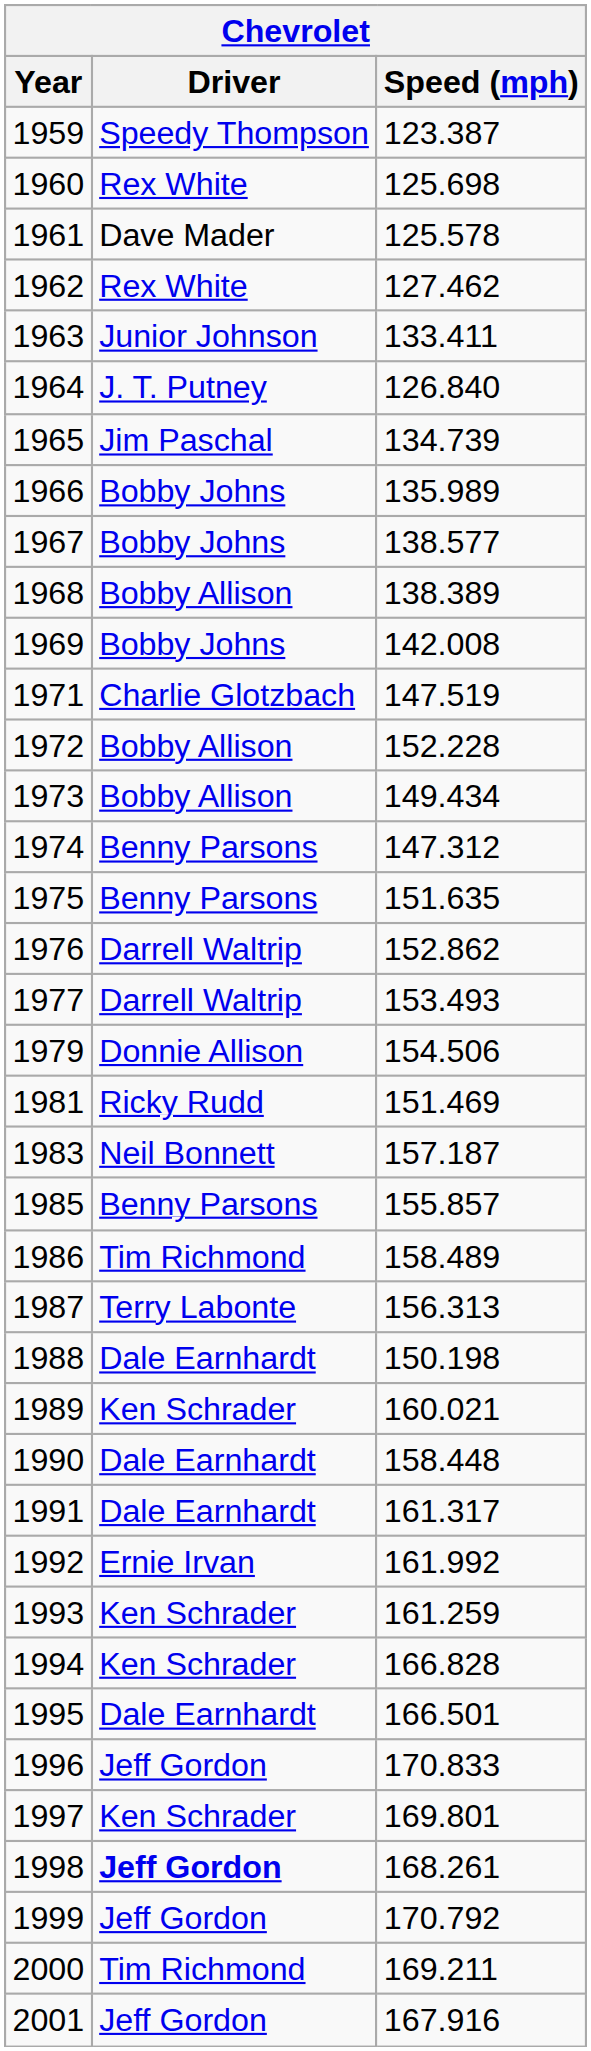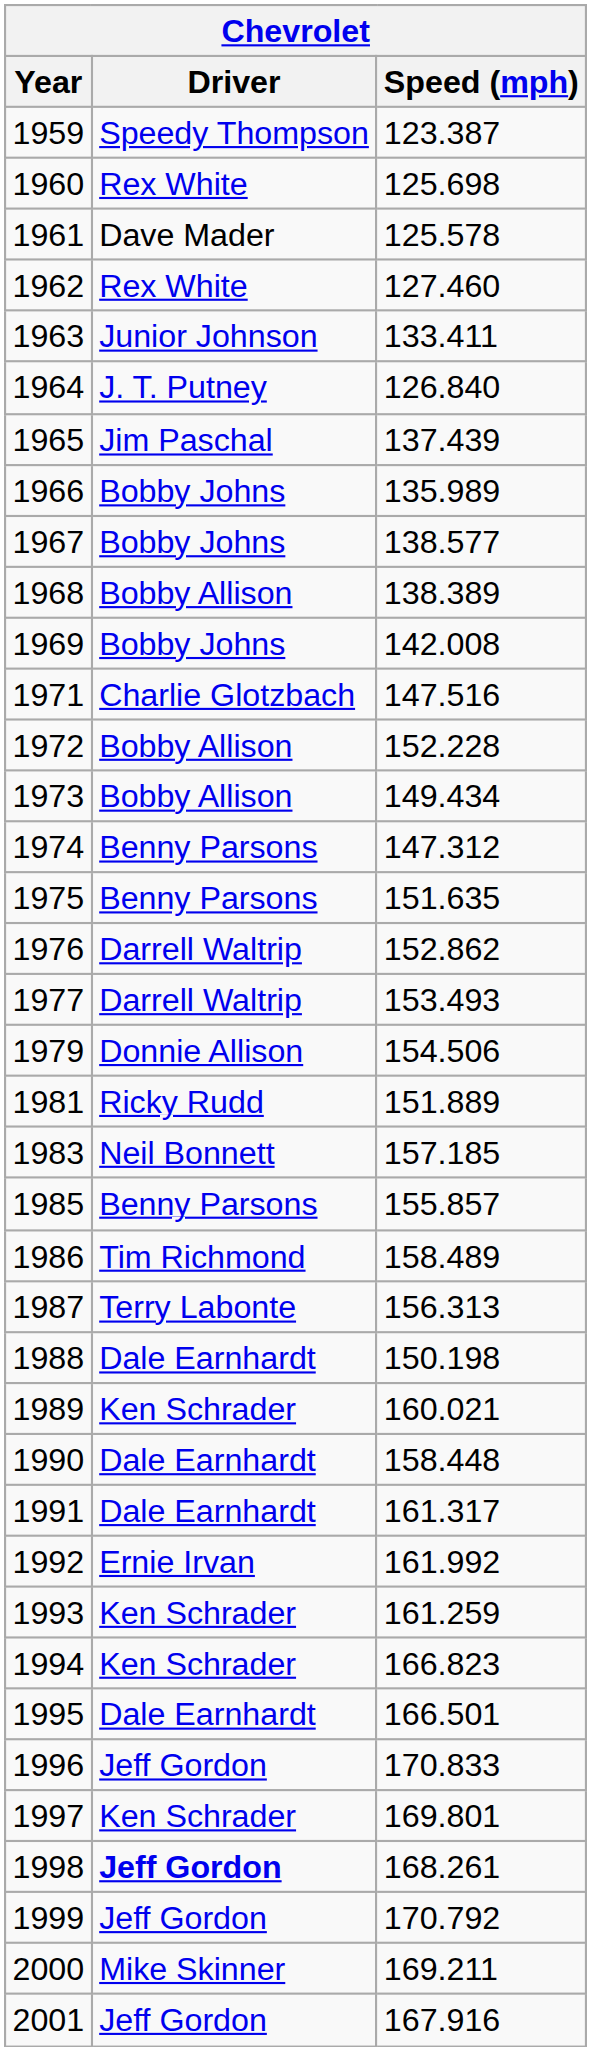(442, 286) 127.462 -> (442, 286) 127.460
(442, 439) 134.739 -> (442, 439) 137.439
(442, 694) 147.519 -> (442, 694) 147.516
(442, 1102) 151.469 -> (442, 1102) 151.889
(442, 1153) 157.187 -> (442, 1153) 157.185
(442, 1663) 166.828 -> (442, 1663) 166.823
(202, 1969) Tim Richmond -> (192, 1969) Mike Skinner
